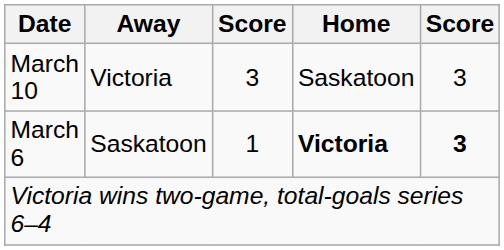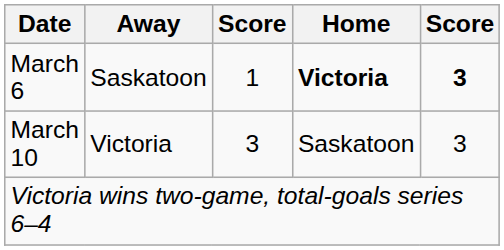rows swapped: (45, 143) <-> (45, 76)
